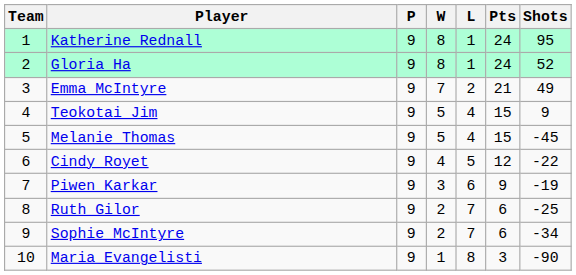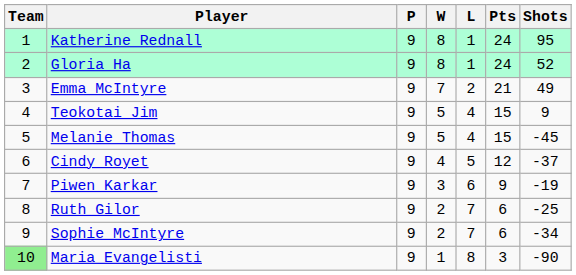(545, 162) -22 -> (545, 162) -37
(26, 258) no background -> (26, 258) lightgreen background
